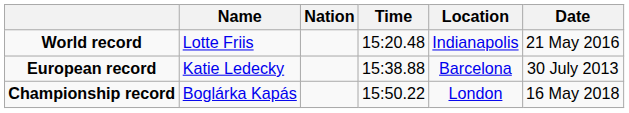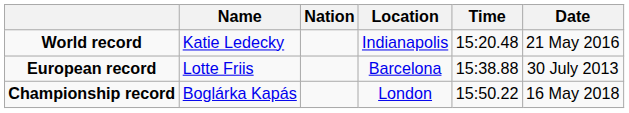columns swapped: (393, 17) <-> (475, 17)
(218, 42) Lotte Friis -> (233, 42) Katie Ledecky
(233, 68) Katie Ledecky -> (218, 68) Lotte Friis
